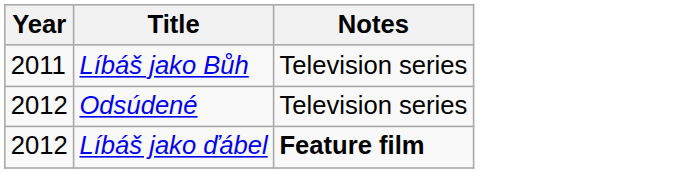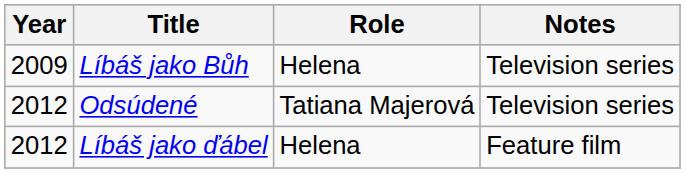+ column: (377, 24)
(38, 65) 2011 -> (39, 65) 2009
(352, 146) bold -> (554, 146) normal
